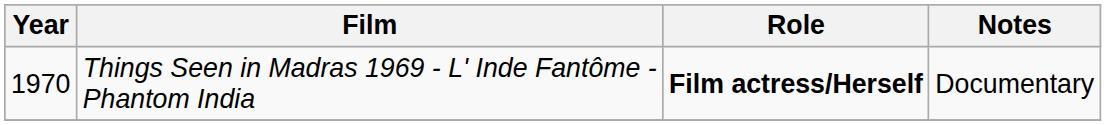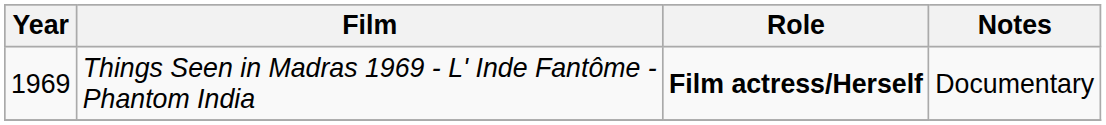(41, 83) 1970 -> (41, 83) 1969
